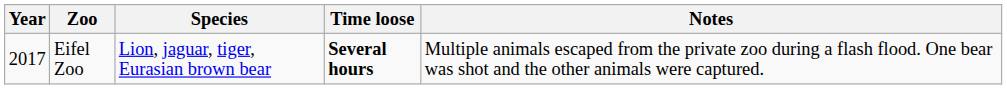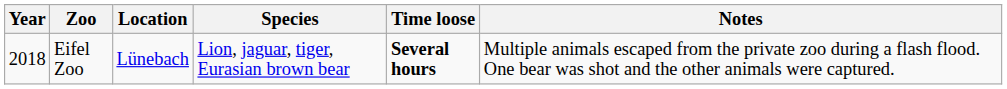+ column: (153, 19)
(27, 58) 2017 -> (27, 58) 2018
